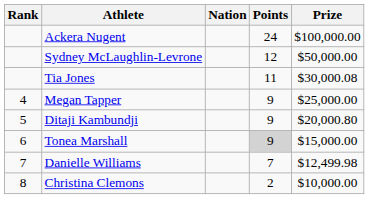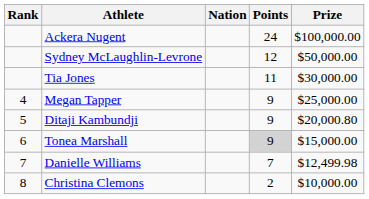(327, 78) $30,000.08 -> (327, 78) $30,000.00
